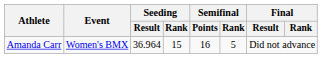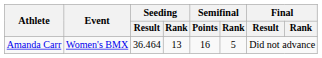(147, 45) 36.964 -> (147, 45) 36.464
(176, 45) 15 -> (176, 45) 13
